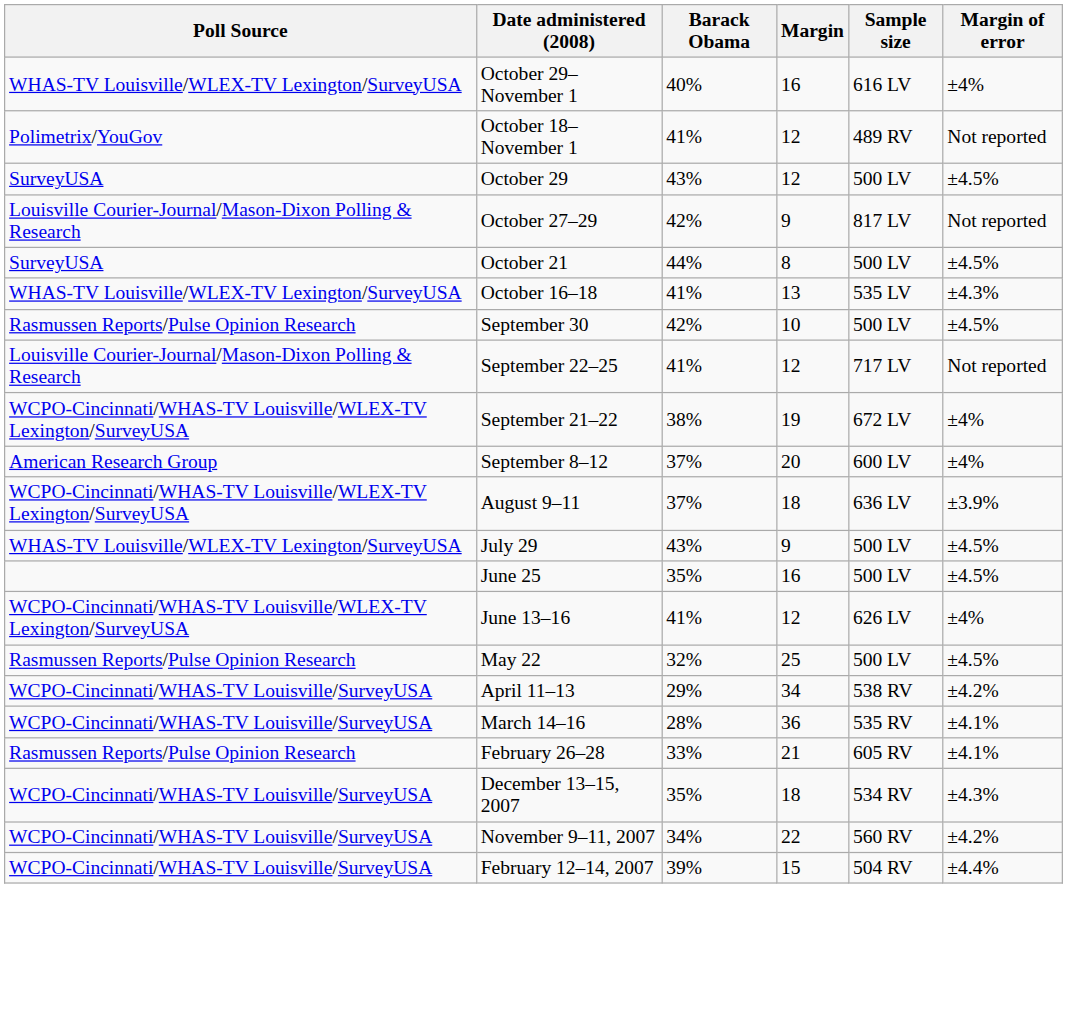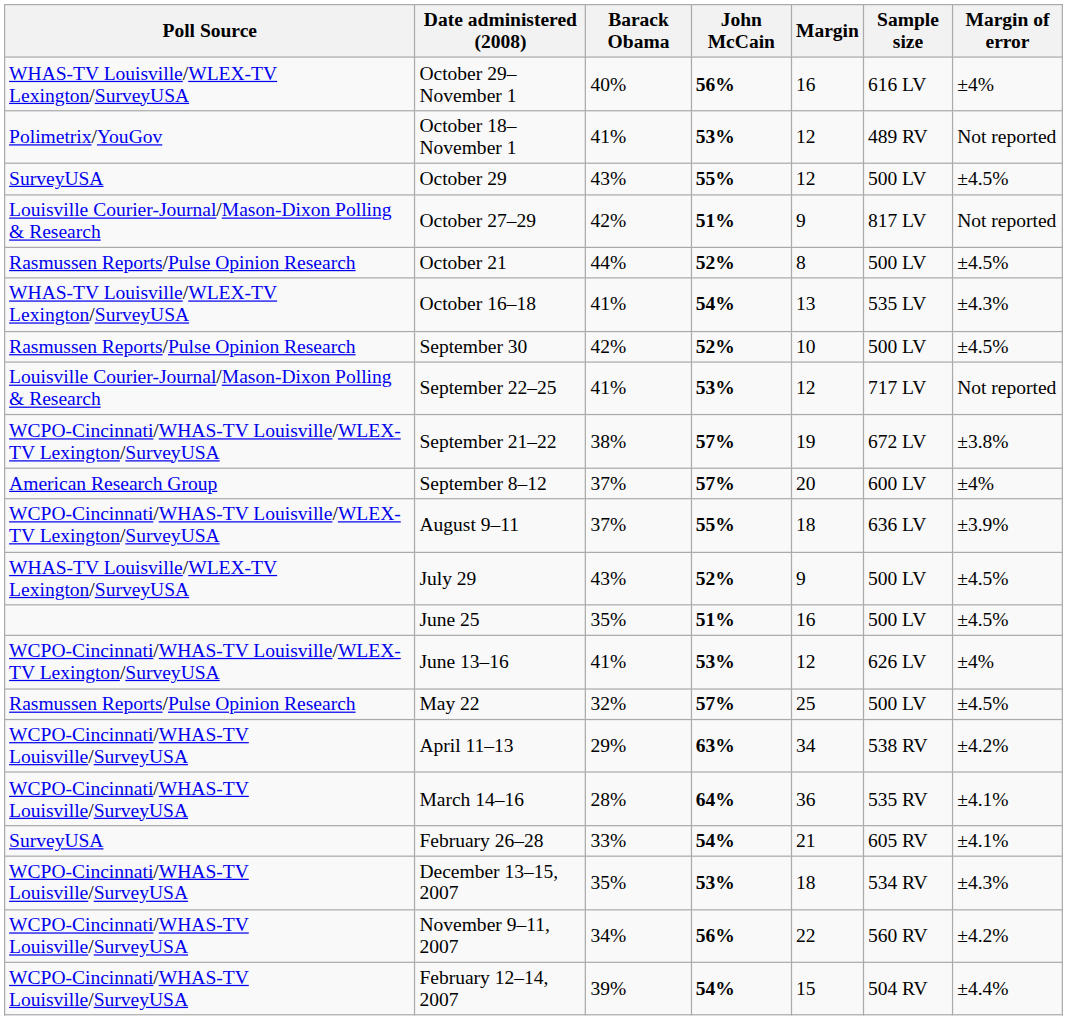+ column: (741, 30)
(56, 262) SurveyUSA -> (182, 262) Rasmussen Reports/Pulse Opinion Research
(966, 419) ±4% -> (983, 441) ±3.8%
(182, 752) Rasmussen Reports/Pulse Opinion Research -> (56, 840) SurveyUSA
